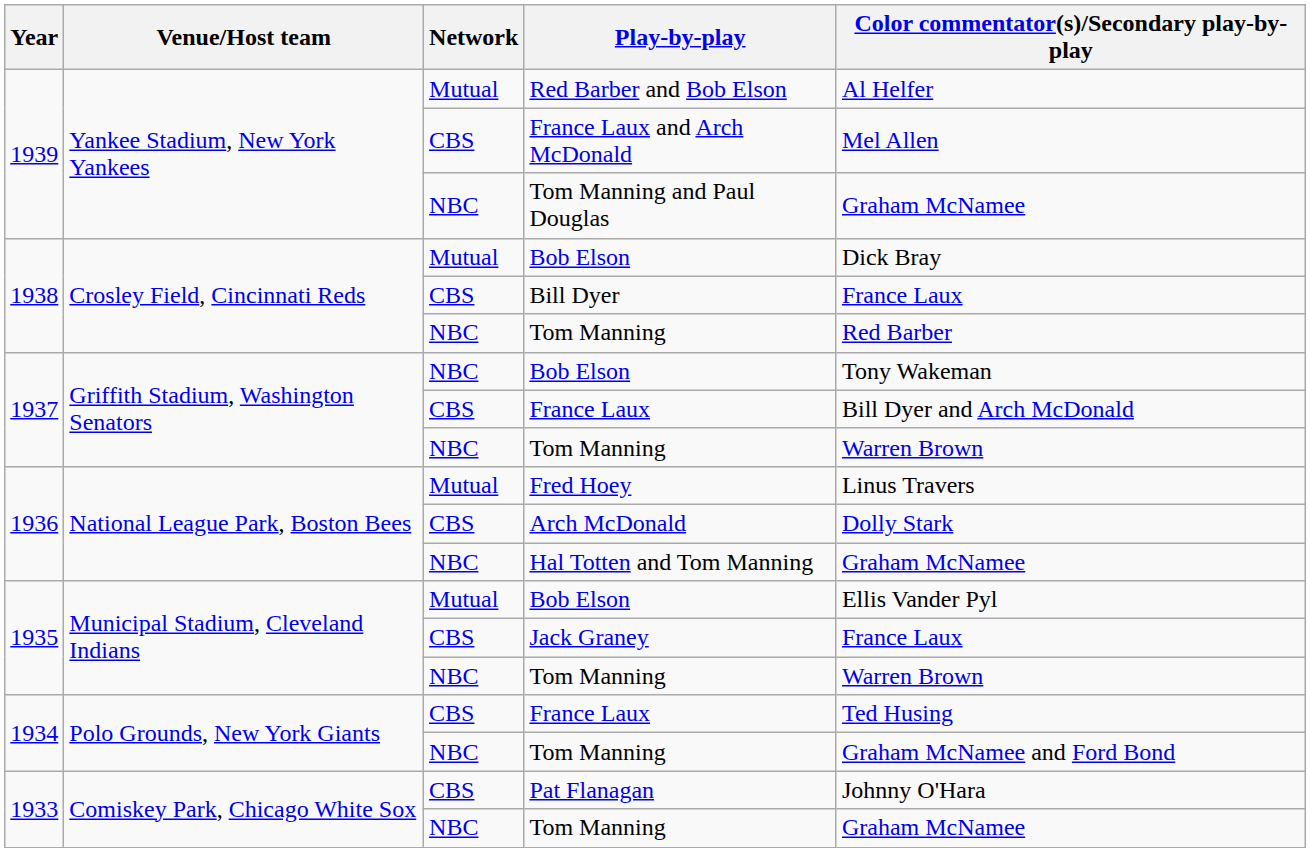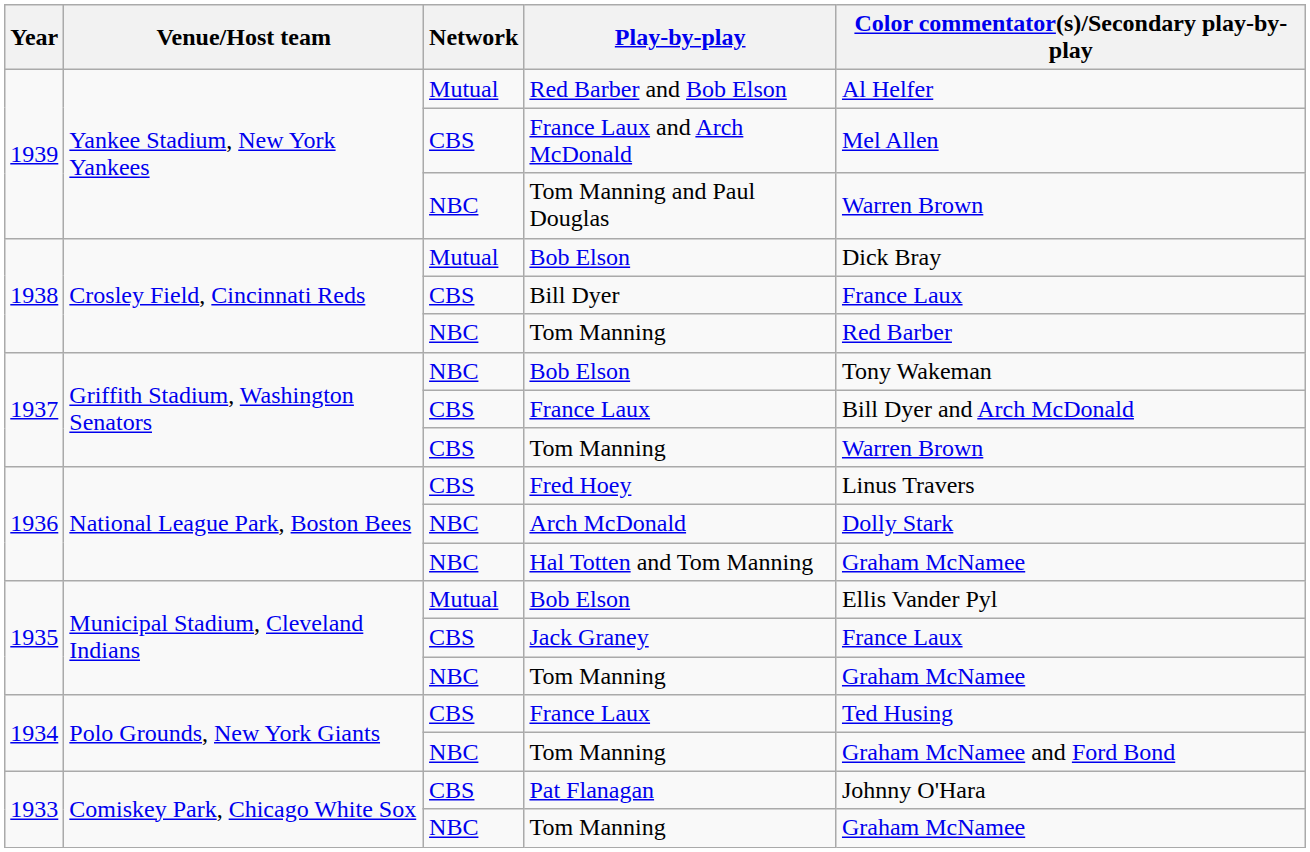(934, 205) Graham McNamee -> (913, 205) Warren Brown
(454, 447) NBC -> (452, 447) CBS
(464, 485) Mutual -> (452, 485) CBS
(452, 523) CBS -> (454, 523) NBC
(913, 675) Warren Brown -> (934, 675) Graham McNamee
